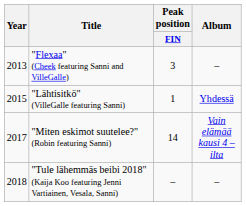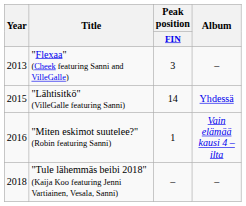(173, 99) 1 -> (173, 99) 14
(17, 137) 2017 -> (17, 137) 2016
(173, 137) 14 -> (173, 137) 1
